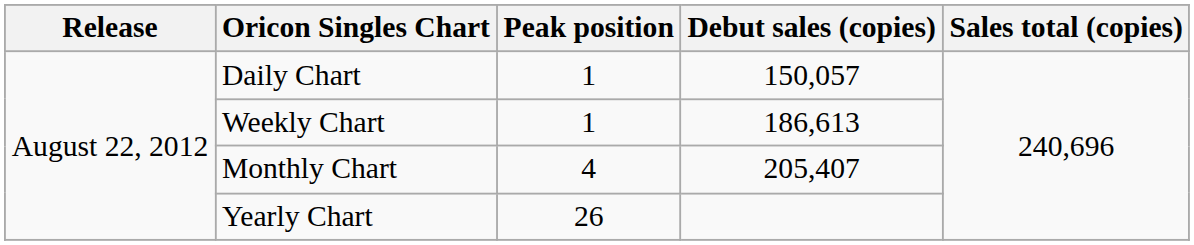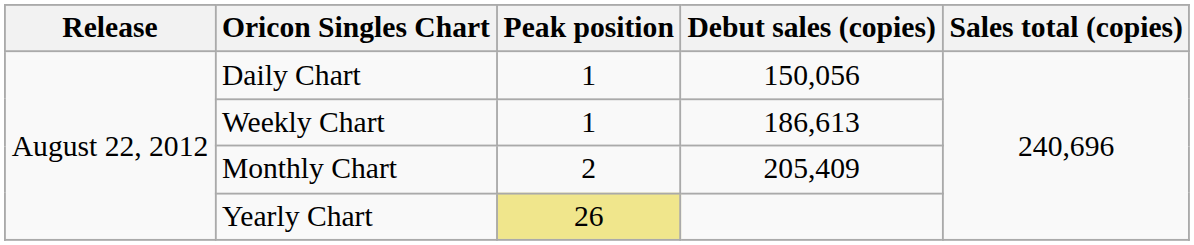(812, 74) 150,057 -> (812, 74) 150,056
(589, 168) 4 -> (589, 168) 2
(812, 168) 205,407 -> (812, 168) 205,409
(589, 215) no background -> (589, 215) khaki background
